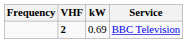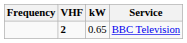(97, 30) 0.69 -> (97, 30) 0.65
